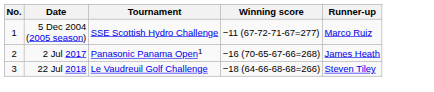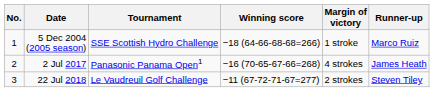+ column: (346, 17)
(271, 32) −11 (67-72-71-67=277) -> (271, 43) −18 (64-66-68-68=266)
(271, 69) −18 (64-66-68-68=266) -> (271, 80) −11 (67-72-71-67=277)
